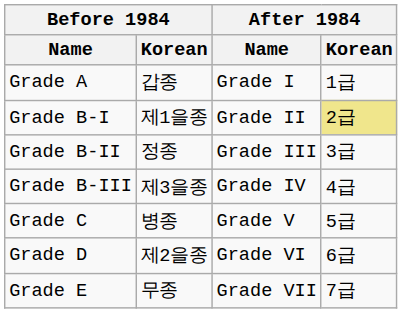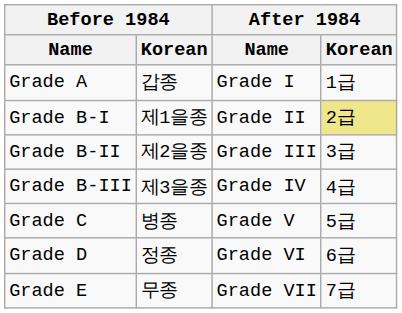(159, 152) 정종 -> (174, 152) 제2을종
(174, 256) 제2을종 -> (159, 256) 정종
